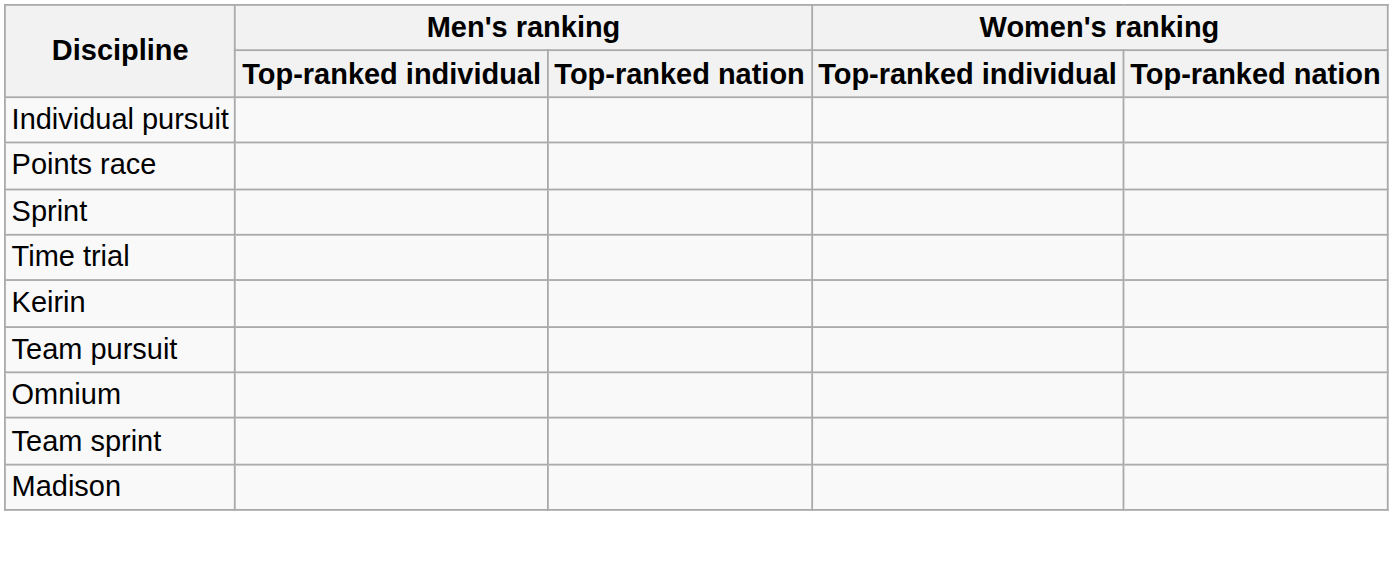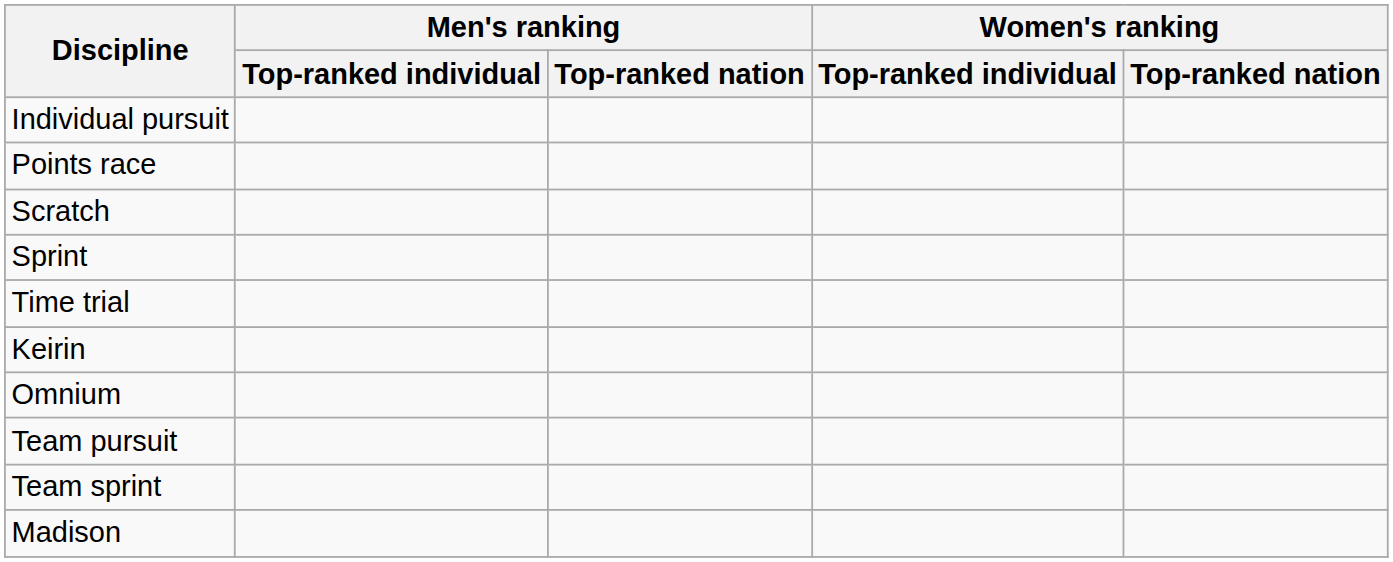+ row: (61, 211)
rows swapped: (66, 394) <-> (94, 348)
